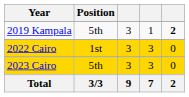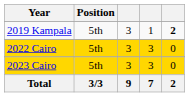(96, 48) 1st -> (96, 48) 5th
